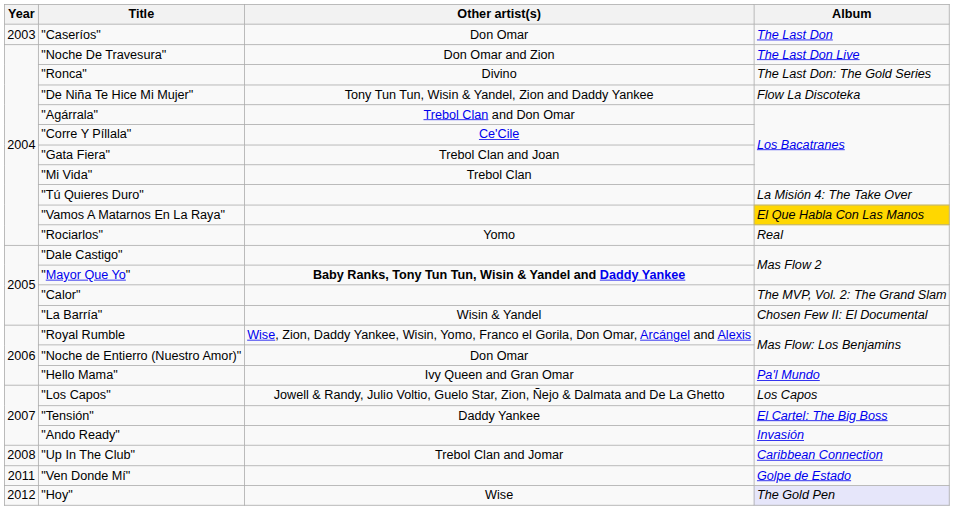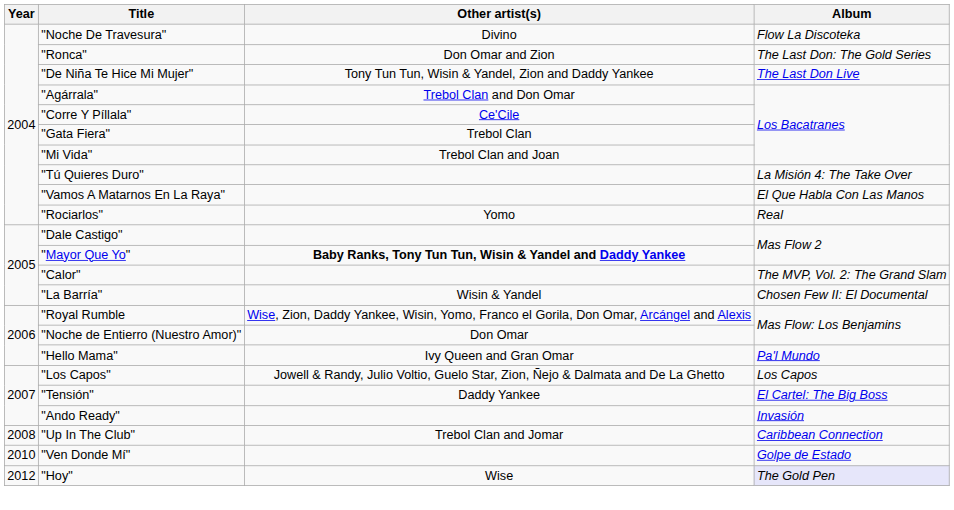- row: (71, 34)
(499, 54) Don Omar and Zion -> (499, 34) Divino
(808, 54) The Last Don Live -> (809, 34) Flow La Discoteka
(499, 74) Divino -> (499, 54) Don Omar and Zion
(809, 94) Flow La Discoteka -> (808, 74) The Last Don Live
(499, 154) Trebol Clan and Joan -> (499, 134) Trebol Clan
(499, 174) Trebol Clan -> (499, 154) Trebol Clan and Joan
(841, 214) gold background -> (841, 194) no background
(21, 475) 2011 -> (21, 455) 2010
